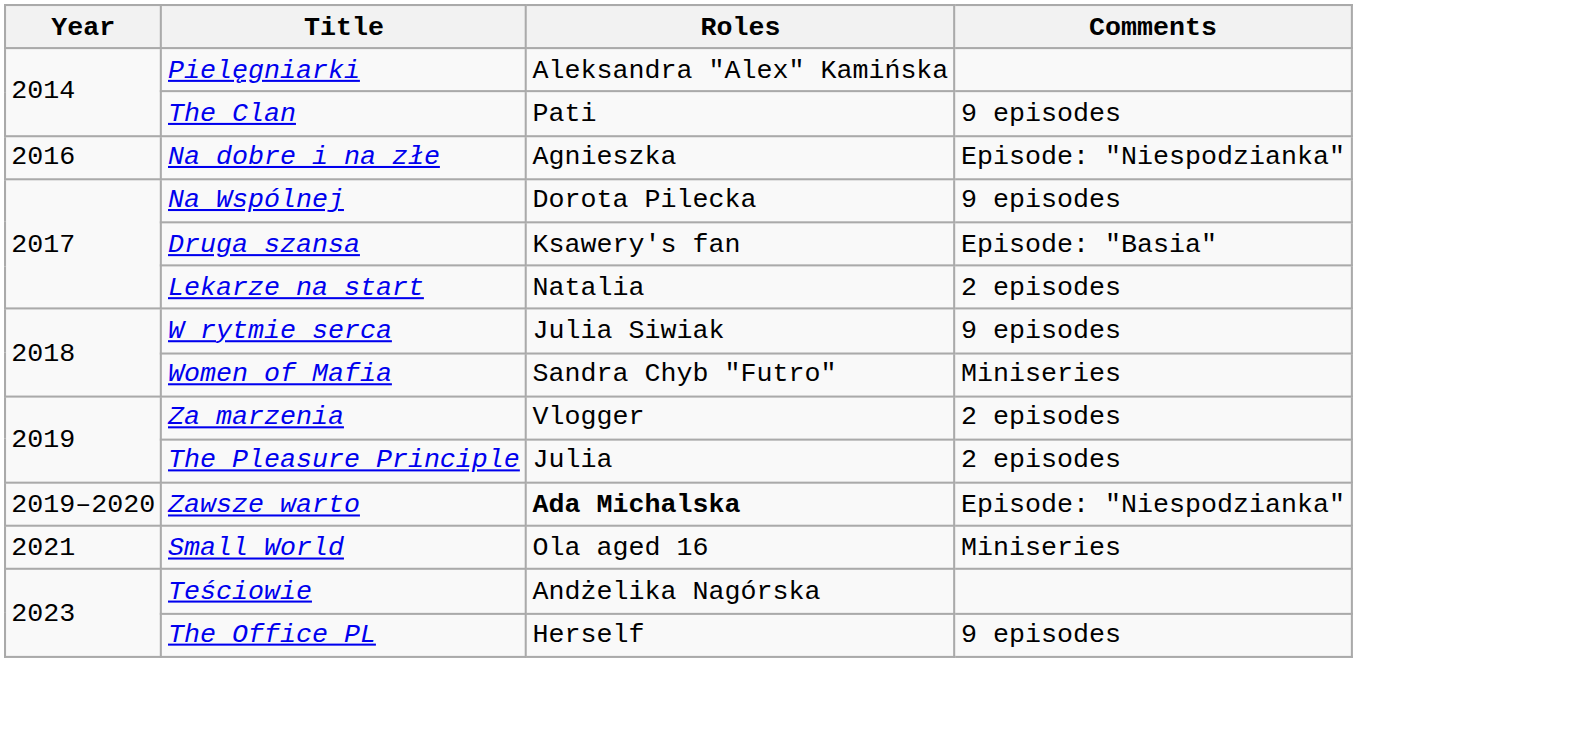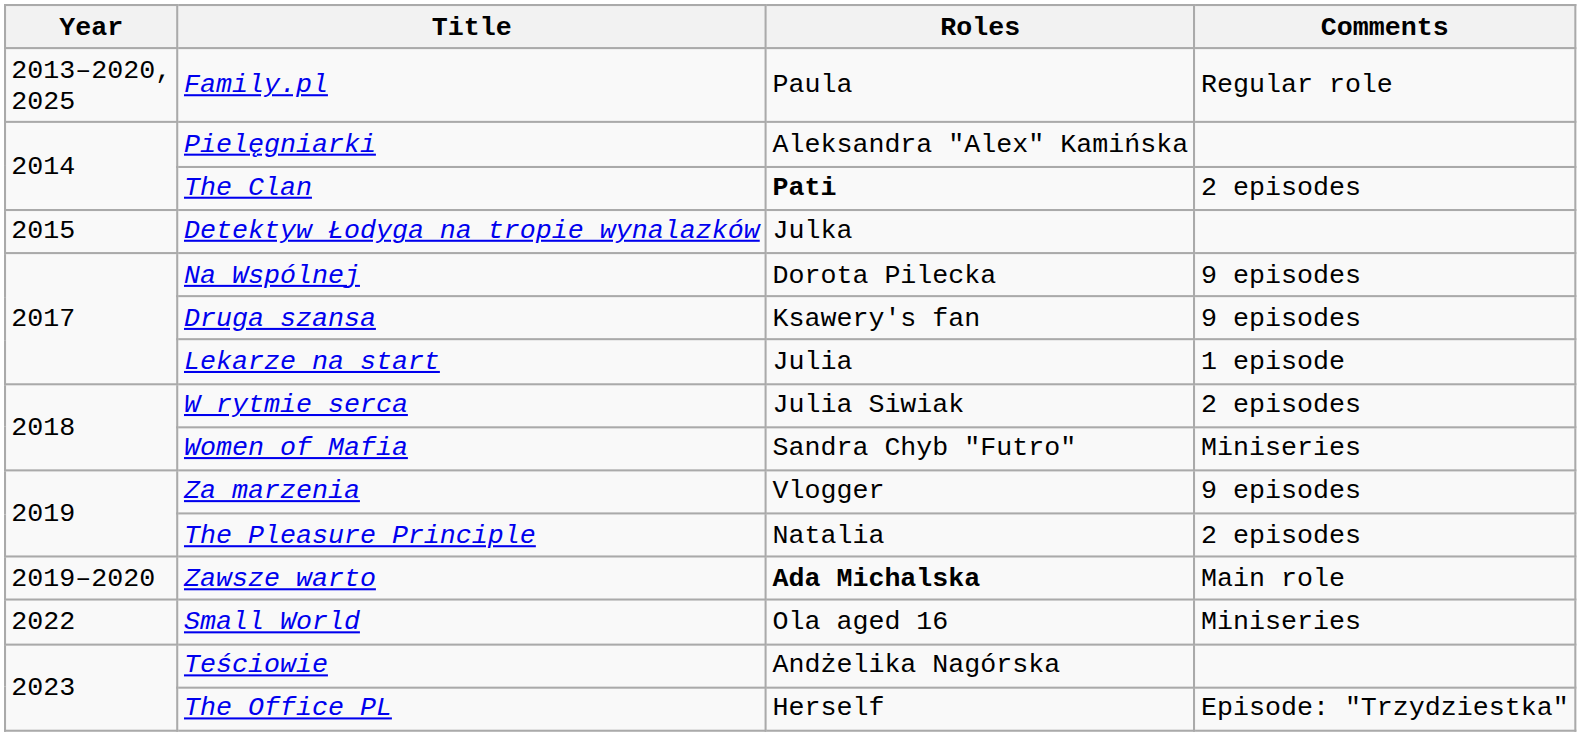+ row: (256, 86)
(565, 114) normal -> (804, 188) bold
(1041, 114) 9 episodes -> (1281, 188) 2 episodes
+ row: (472, 231)
- row: (304, 157)
(1089, 244) Episode: "Basia" -> (1281, 318) 9 episodes
(589, 287) Natalia -> (812, 362) Julia
(1041, 287) 2 episodes -> (1273, 362) 1 episode
(1041, 331) 9 episodes -> (1281, 405) 2 episodes
(1041, 418) 2 episodes -> (1281, 492) 9 episodes
(573, 461) Julia -> (828, 535) Natalia
(1153, 505) Episode: "Niespodzianka" -> (1273, 579) Main role
(43, 548) 2021 -> (43, 622) 2022
(1041, 635) 9 episodes -> (1385, 709) Episode: "Trzydziestka"
